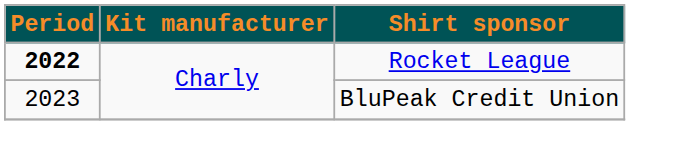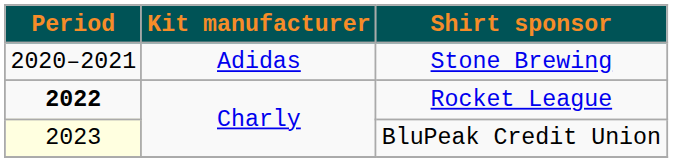+ row: (521, 62)
(52, 100) no background -> (73, 138) lightyellow background
